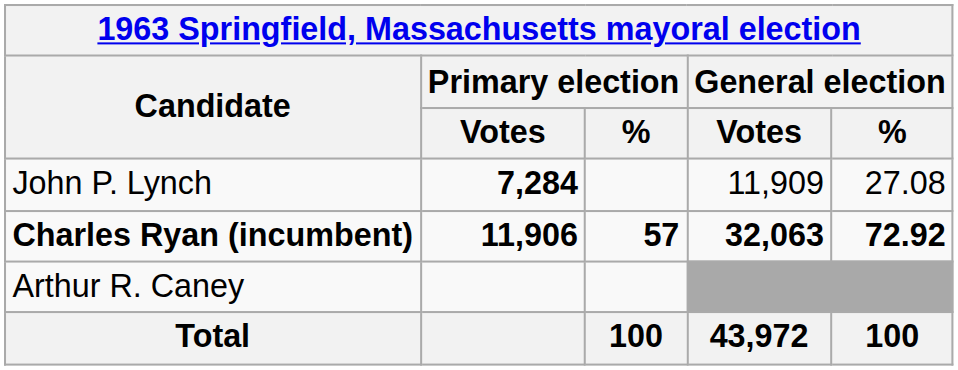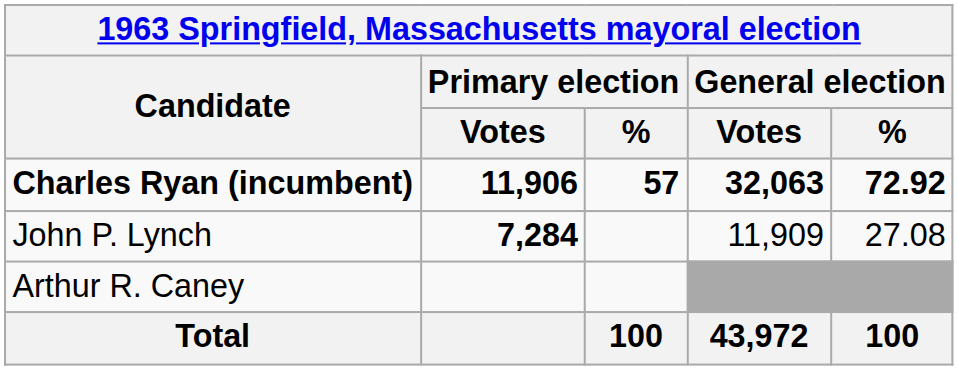rows swapped: (213, 235) <-> (112, 183)
